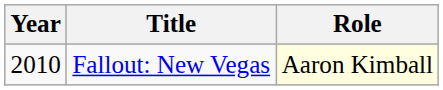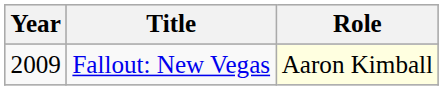(36, 64) 2010 -> (36, 64) 2009
